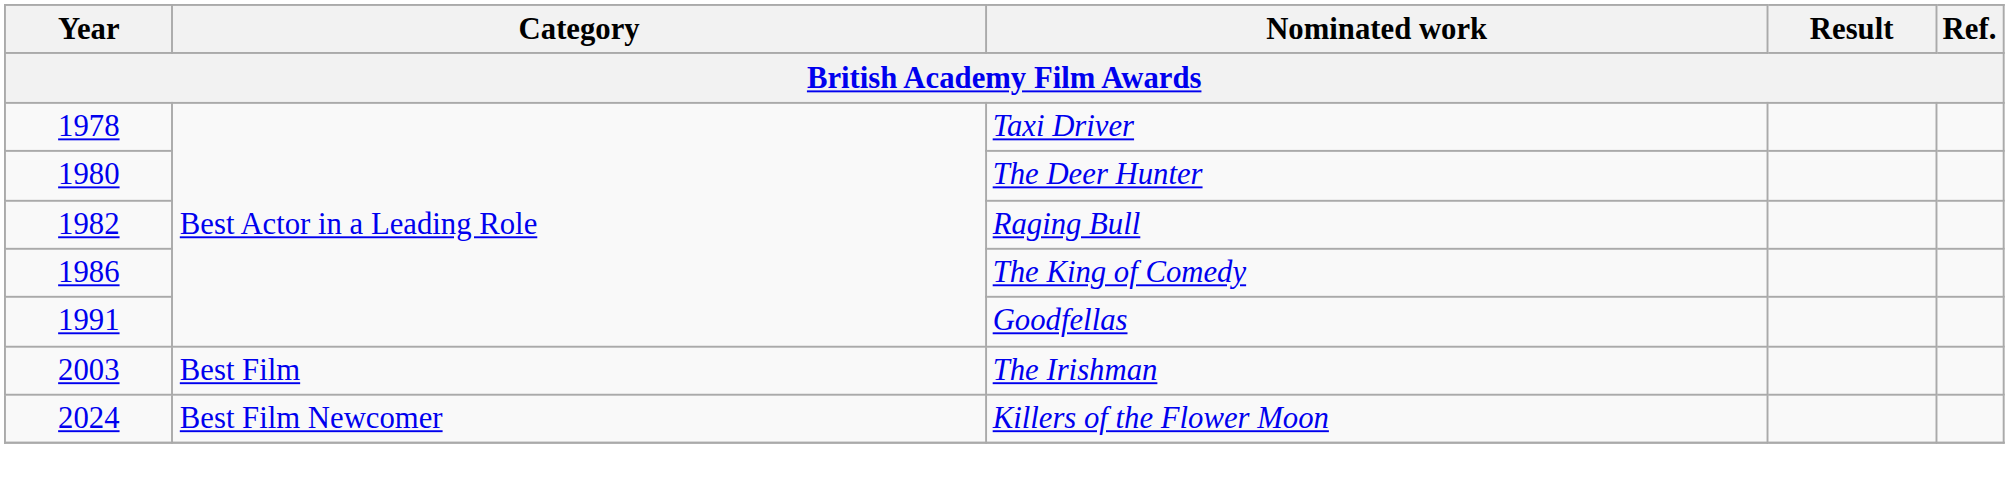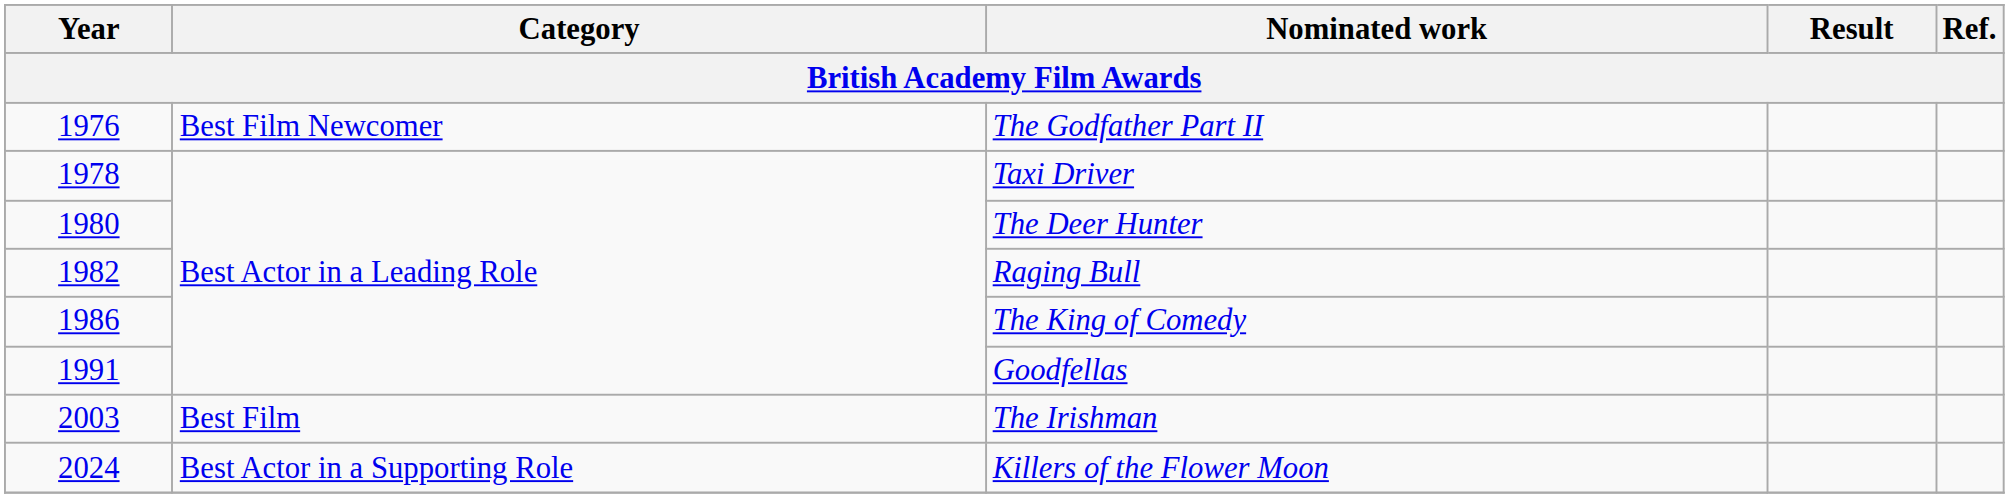+ row: (1128, 126)
(311, 418) Best Film Newcomer -> (376, 467) Best Actor in a Supporting Role
